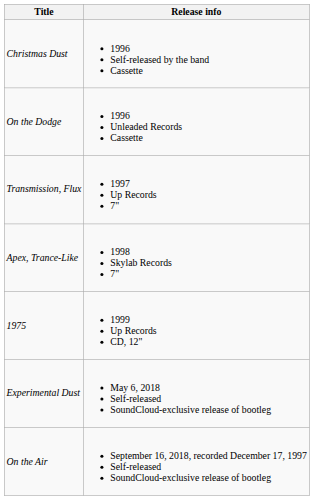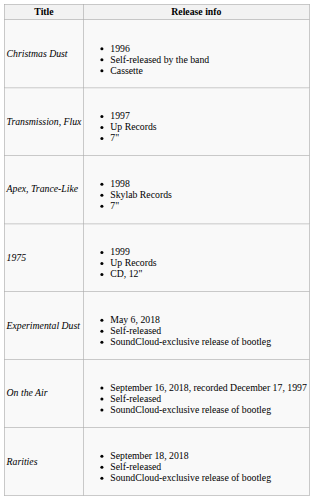- row: (34, 121)
+ row: (22, 461)
